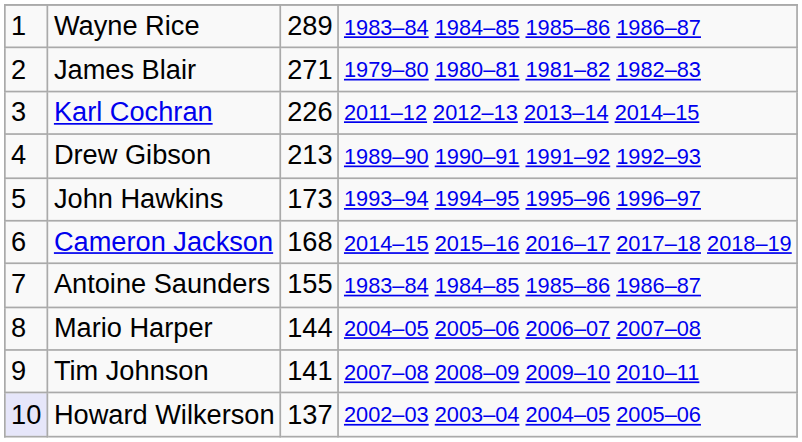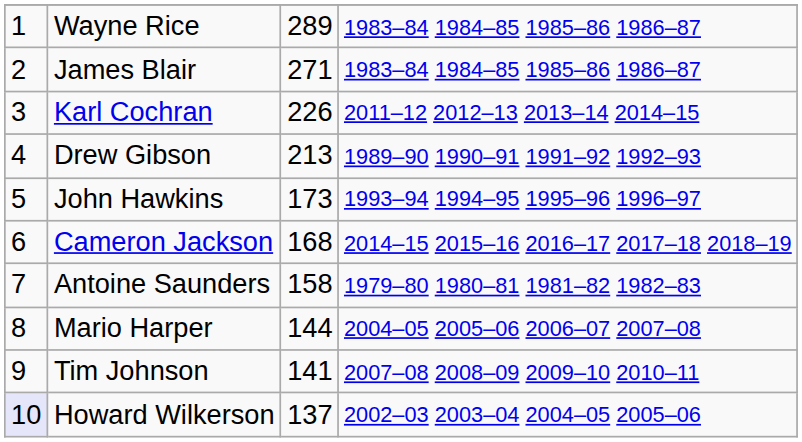(522, 70) 1979–80 1980–81 1981–82 1982–83 -> (522, 70) 1983–84 1984–85 1985–86 1986–87
(310, 284) 155 -> (310, 284) 158
(522, 285) 1983–84 1984–85 1985–86 1986–87 -> (522, 285) 1979–80 1980–81 1981–82 1982–83
